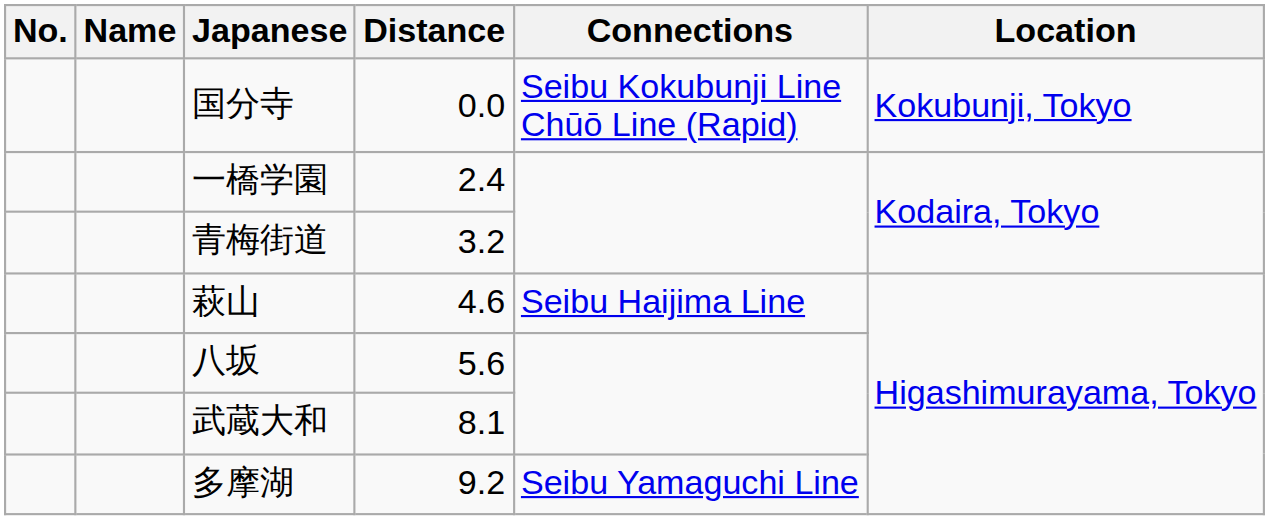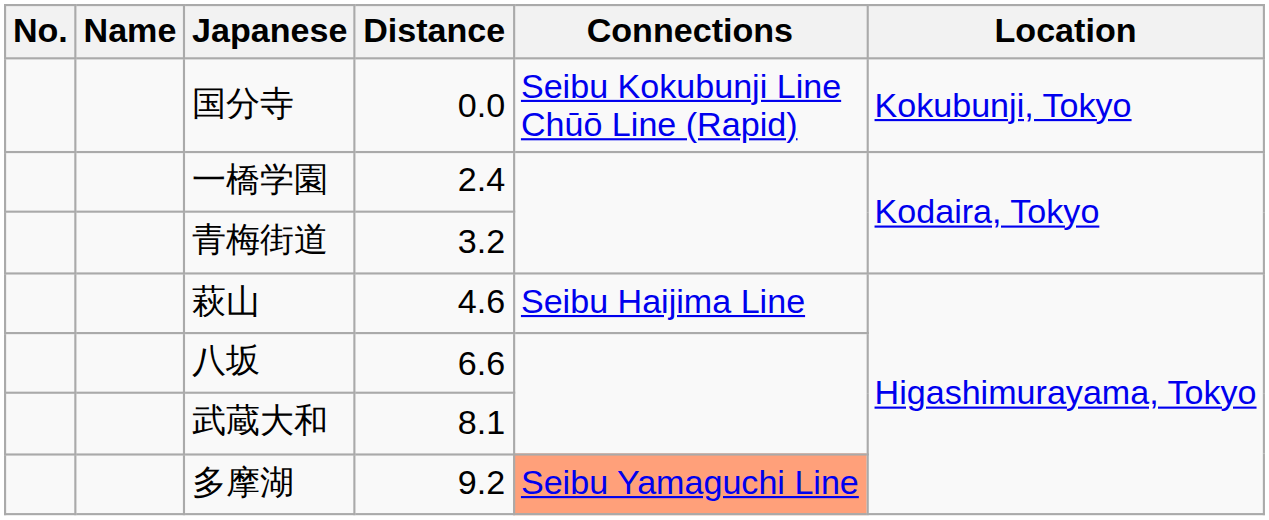(482, 362) 5.6 -> (482, 362) 6.6
(690, 483) no background -> (690, 483) lightsalmon background
